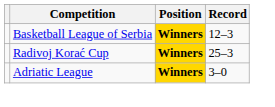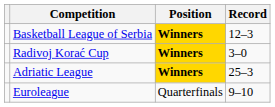(221, 53) 25–3 -> (238, 53) 3–0
(218, 72) 3–0 -> (241, 72) 25–3
+ row: (41, 92)
